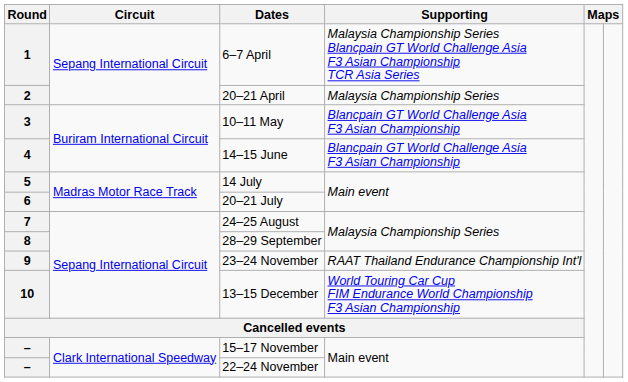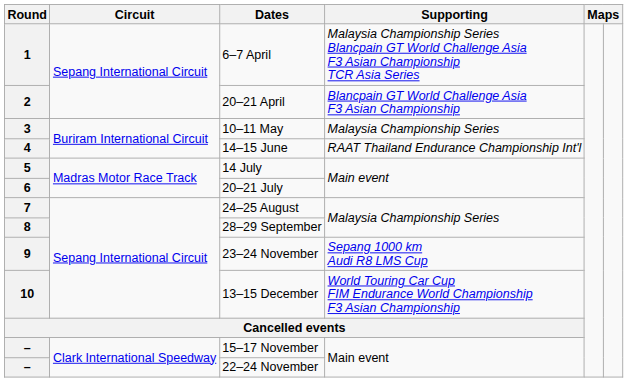(413, 95) Malaysia Championship Series -> (427, 102) Blancpain GT World Challenge Asia F3 Asian Championship
(427, 121) Blancpain GT World Challenge Asia F3 Asian Championship -> (413, 128) Malaysia Championship Series
(427, 155) Blancpain GT World Challenge Asia F3 Asian Championship -> (455, 148) RAAT Thailand Endurance Championship Int'l
(455, 260) RAAT Thailand Endurance Championship Int'l -> (378, 254) Sepang 1000 km Audi R8 LMS Cup
